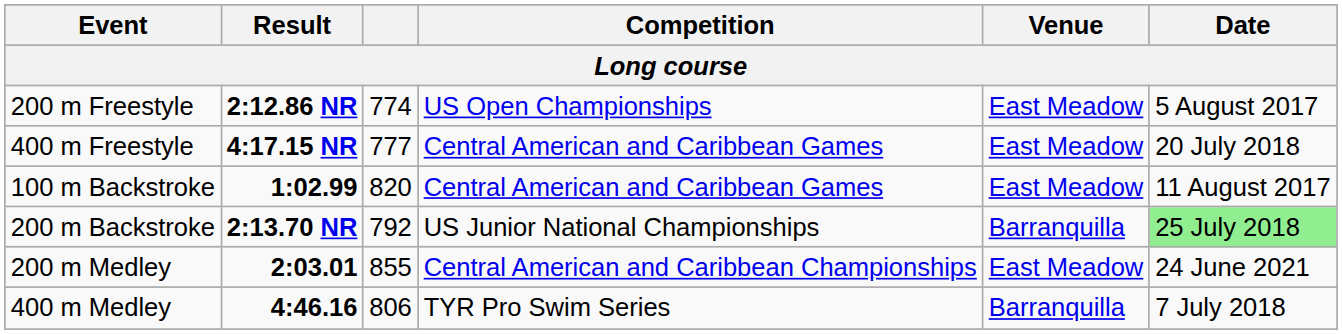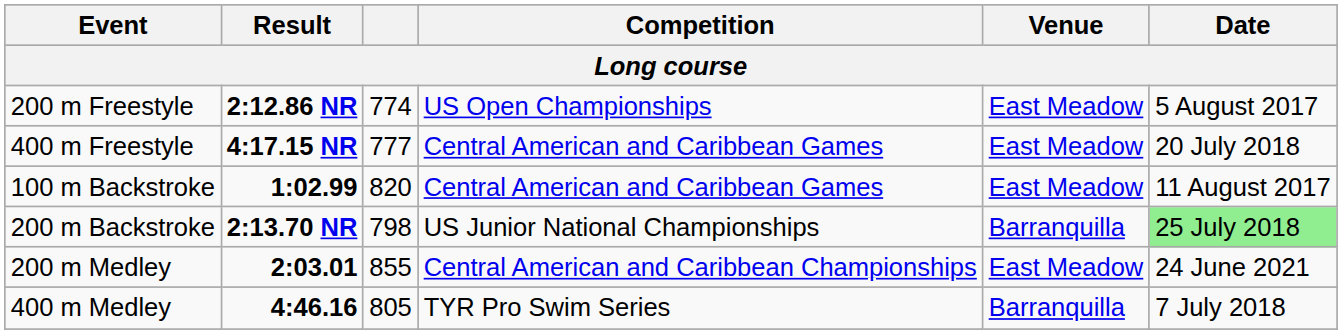(391, 227) 792 -> (391, 227) 798
(391, 308) 806 -> (391, 308) 805
